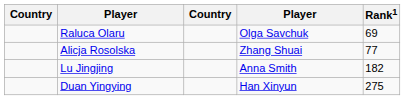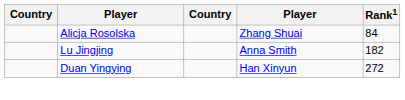- row: (92, 33)
(371, 51) 77 -> (371, 33) 84
(375, 86) 275 -> (375, 68) 272
